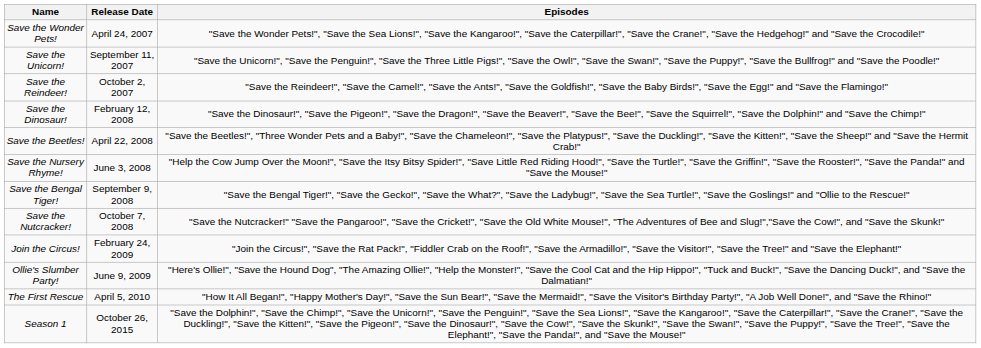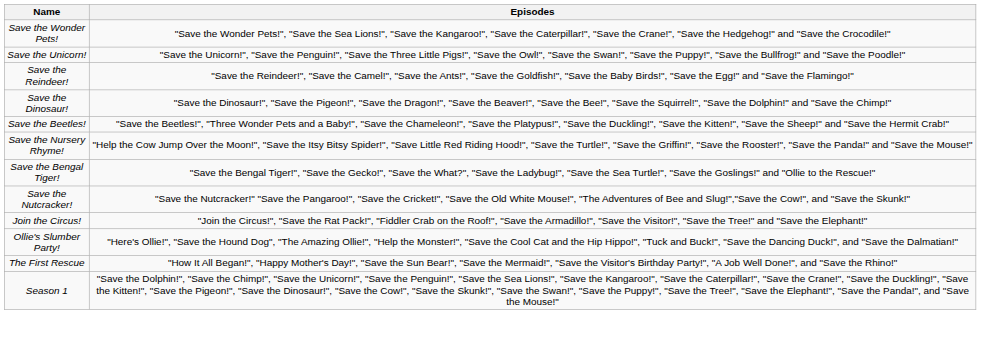- column: (122, 12)
